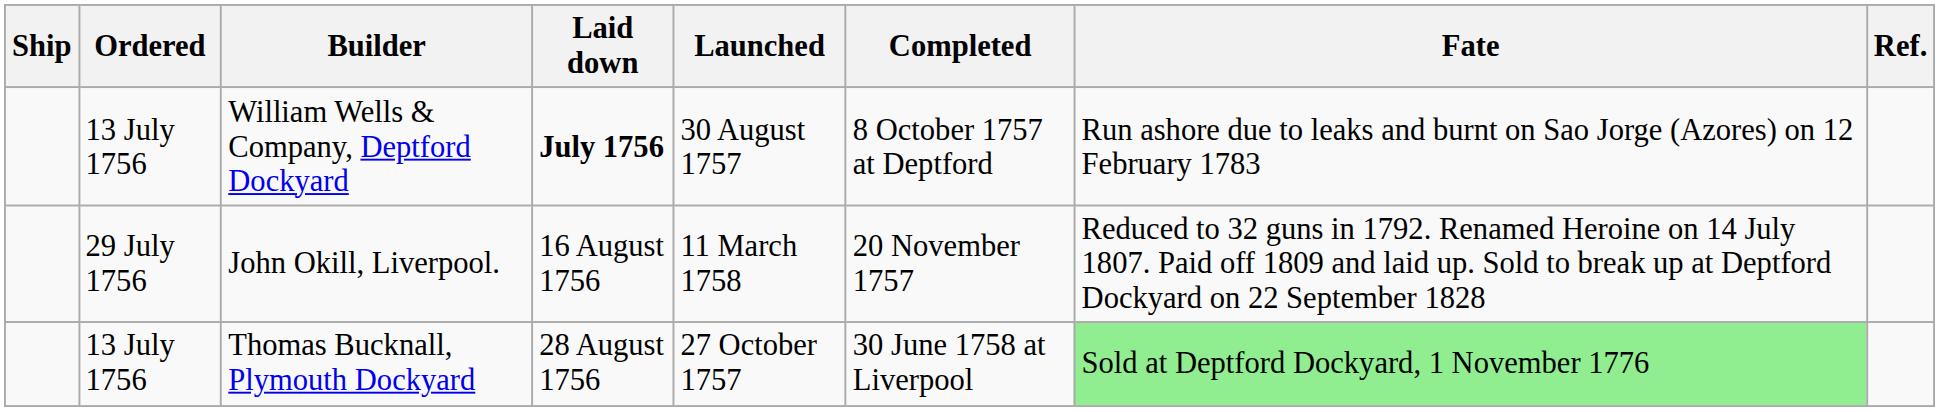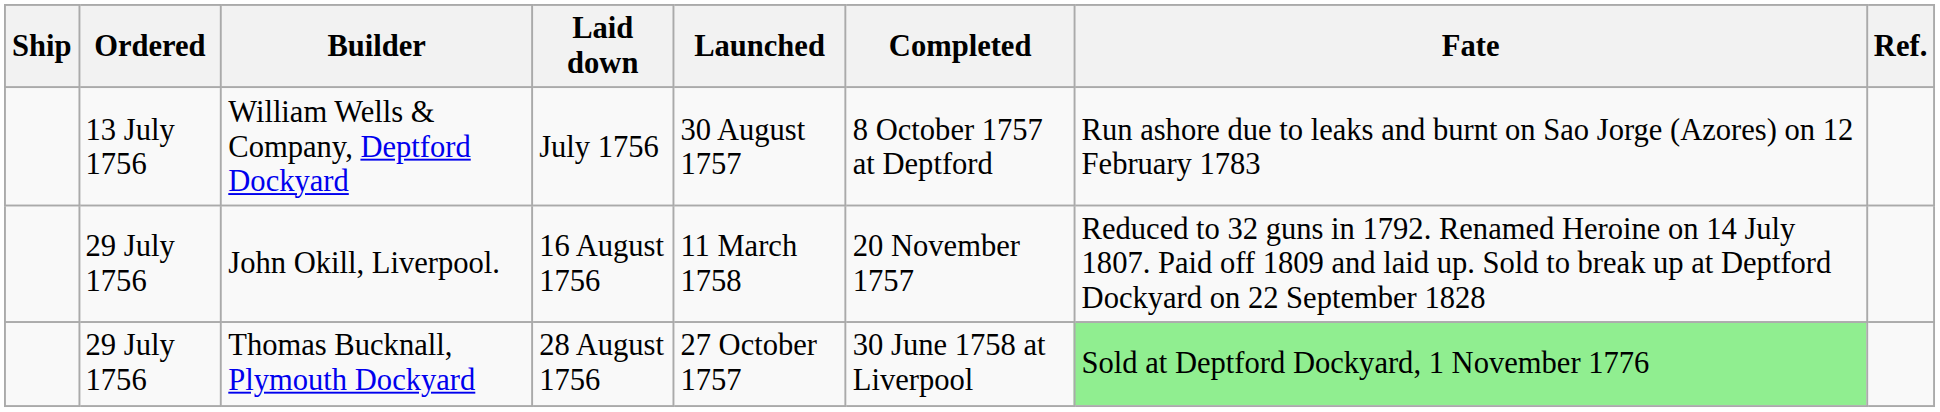(602, 145) bold -> (599, 145) normal
(130, 363) 13 July 1756 -> (130, 363) 29 July 1756
